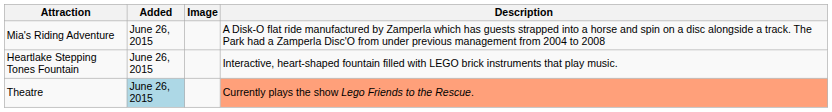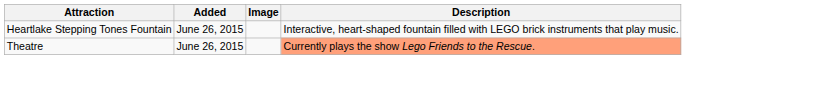- row: (61, 35)
(150, 92) lightblue background -> (210, 46) no background
